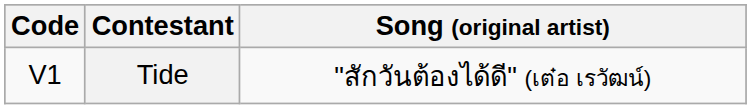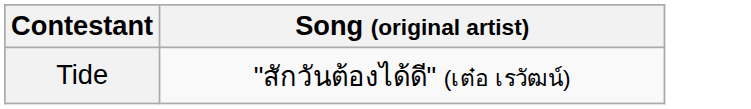- column: (45, 26)
